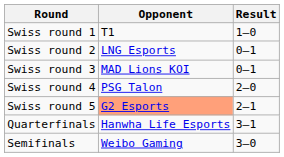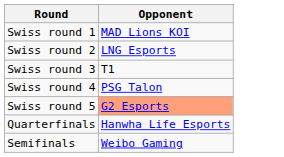- column: (256, 14)
(108, 32) T1 -> (145, 32) MAD Lions KOI
(145, 69) MAD Lions KOI -> (108, 69) T1
